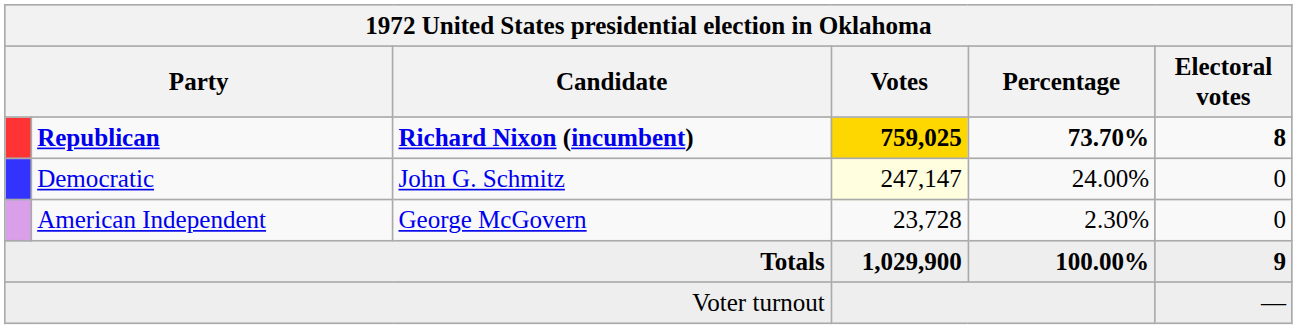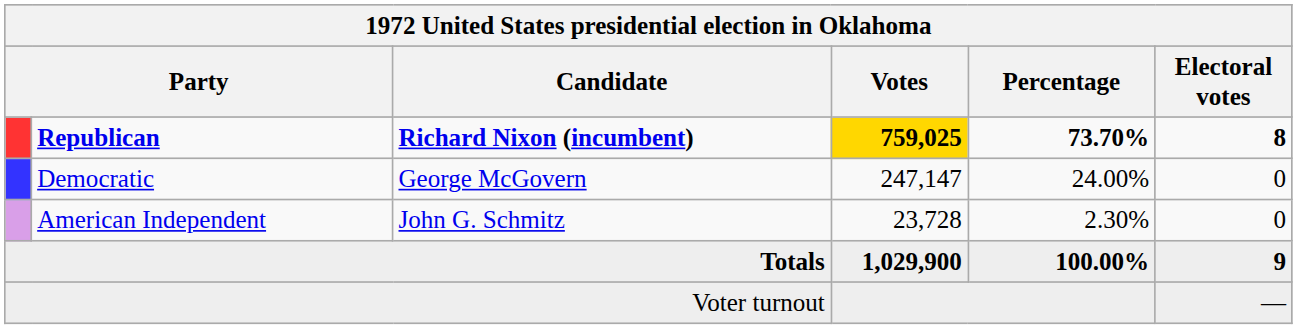(482, 179) John G. Schmitz -> (493, 179) George McGovern
(921, 179) lightyellow background -> (921, 179) no background
(493, 220) George McGovern -> (482, 220) John G. Schmitz
